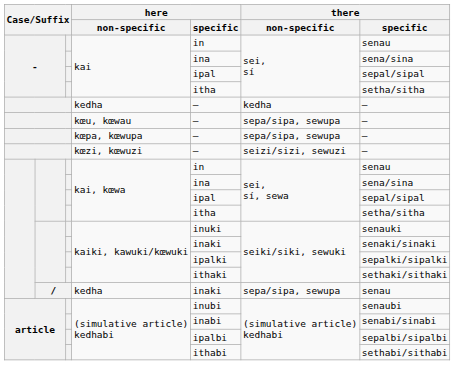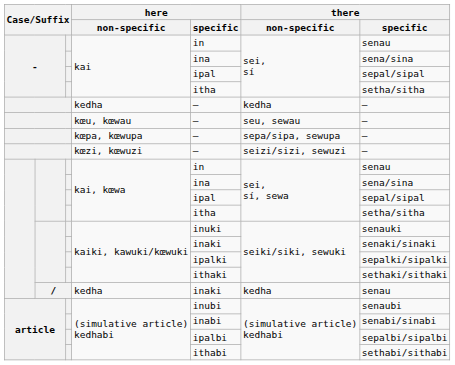(292, 120) sepa/sipa, sewupa -> (272, 120) seu, sewau
(292, 291) sepa/sipa, sewupa -> (257, 291) kedha
